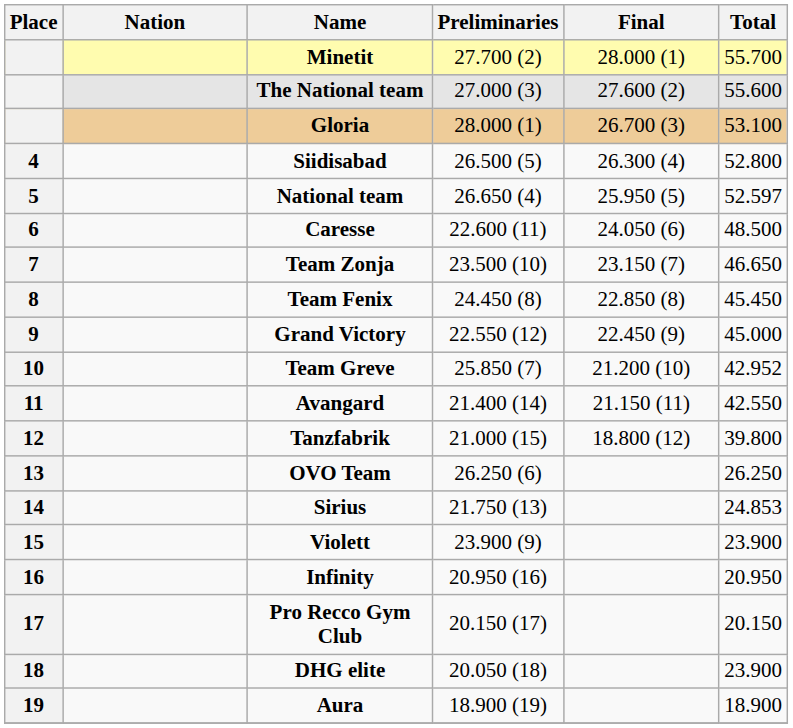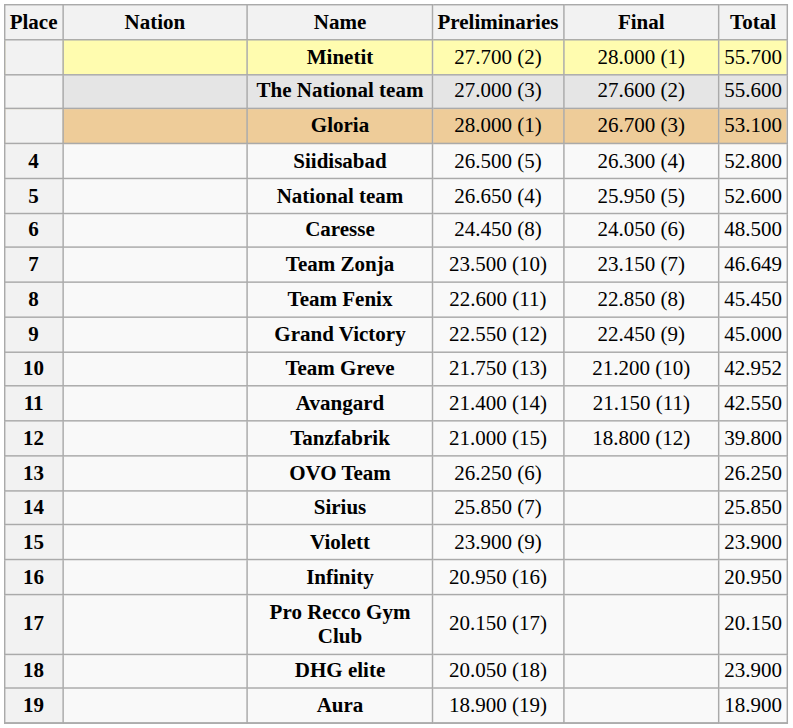(753, 195) 52.597 -> (753, 195) 52.600
(498, 230) 22.600 (11) -> (498, 230) 24.450 (8)
(753, 264) 46.650 -> (753, 264) 46.649
(498, 299) 24.450 (8) -> (498, 299) 22.600 (11)
(498, 368) 25.850 (7) -> (498, 368) 21.750 (13)
(498, 507) 21.750 (13) -> (498, 507) 25.850 (7)
(753, 507) 24.853 -> (753, 507) 25.850
